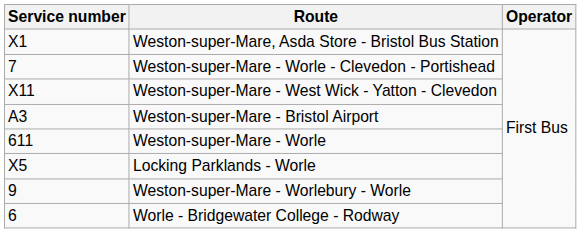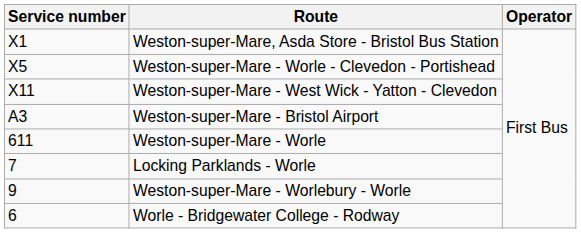(12, 66) 7 -> (18, 66) X5
(18, 166) X5 -> (12, 166) 7
